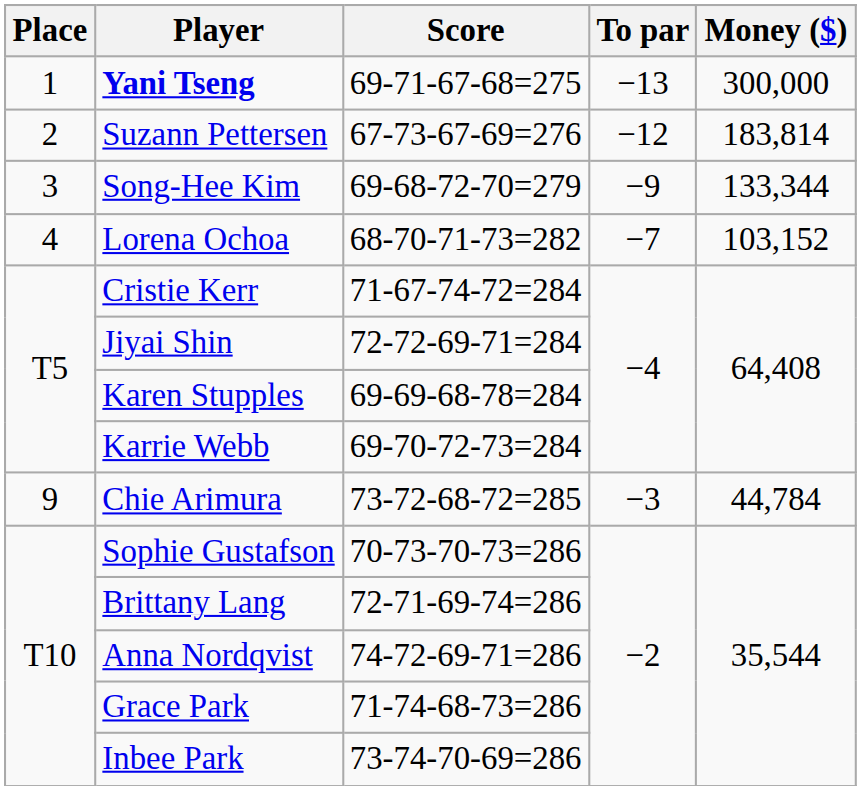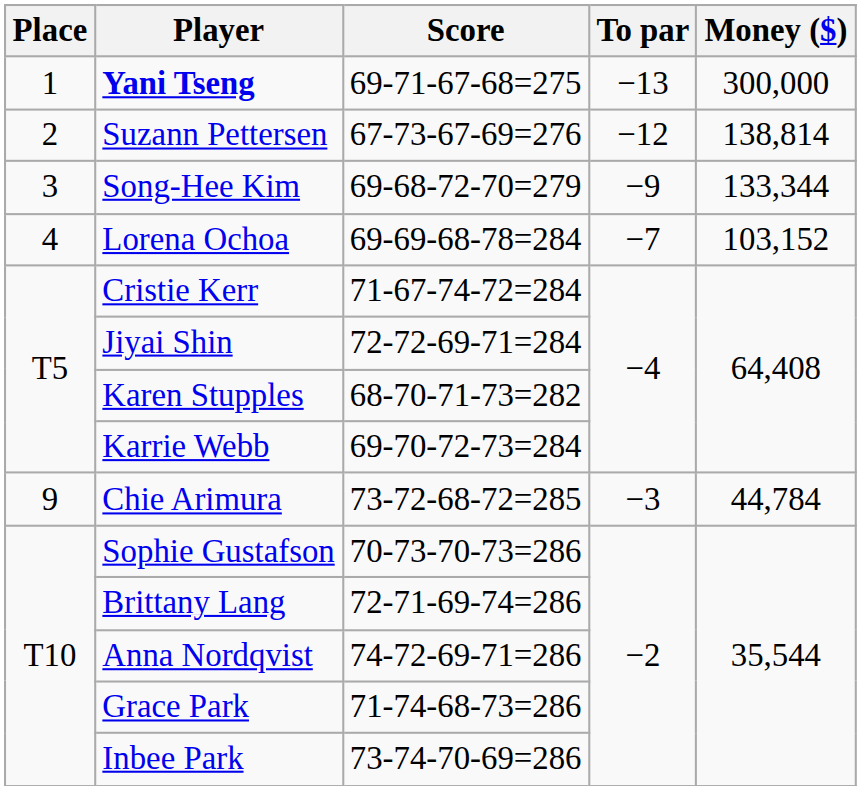(776, 134) 183,814 -> (776, 134) 138,814
(466, 238) 68-70-71-73=282 -> (466, 238) 69-69-68-78=284
(466, 394) 69-69-68-78=284 -> (466, 394) 68-70-71-73=282
